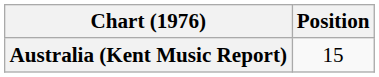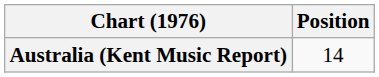(333, 54) 15 -> (333, 54) 14
